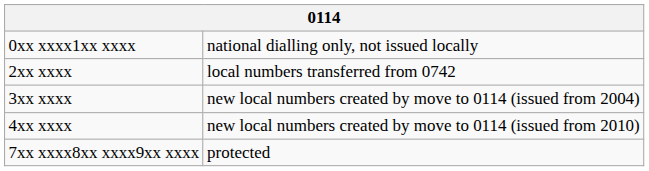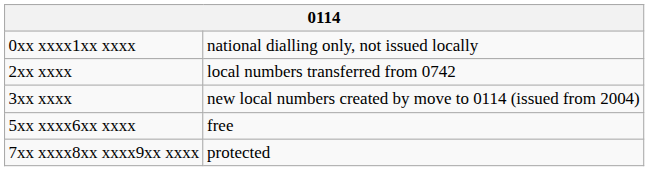- row: (40, 125)
+ row: (72, 125)
